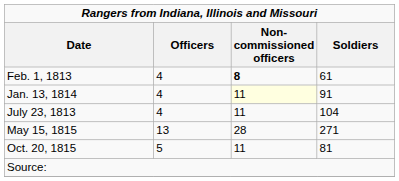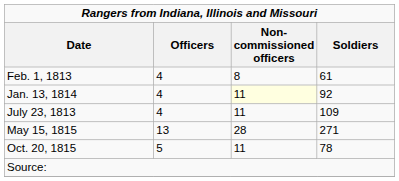(237, 76) bold -> (237, 76) normal
(326, 94) 91 -> (326, 94) 92
(329, 112) 104 -> (329, 112) 109
(326, 149) 81 -> (326, 149) 78
